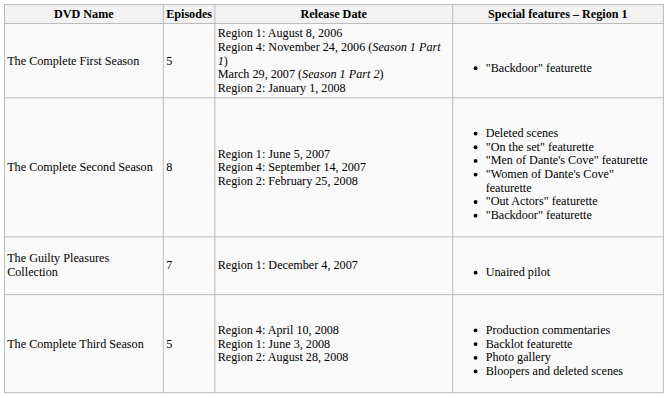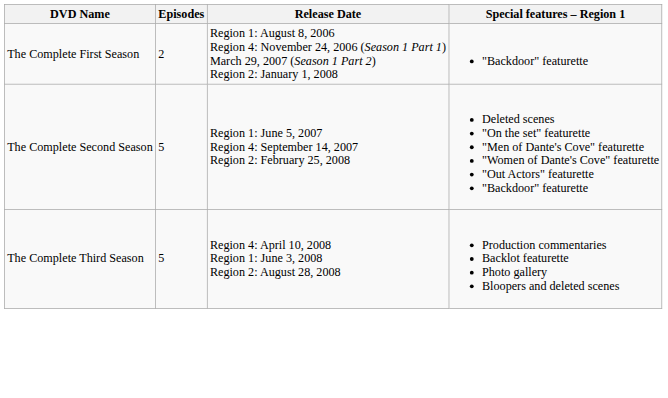(169, 60) 5 -> (161, 53) 2
(169, 167) 8 -> (161, 146) 5
- row: (58, 265)
